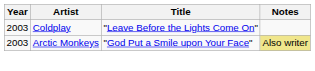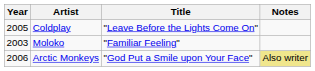(17, 27) 2003 -> (17, 27) 2005
+ row: (48, 43)
(17, 43) 2003 -> (17, 58) 2006
